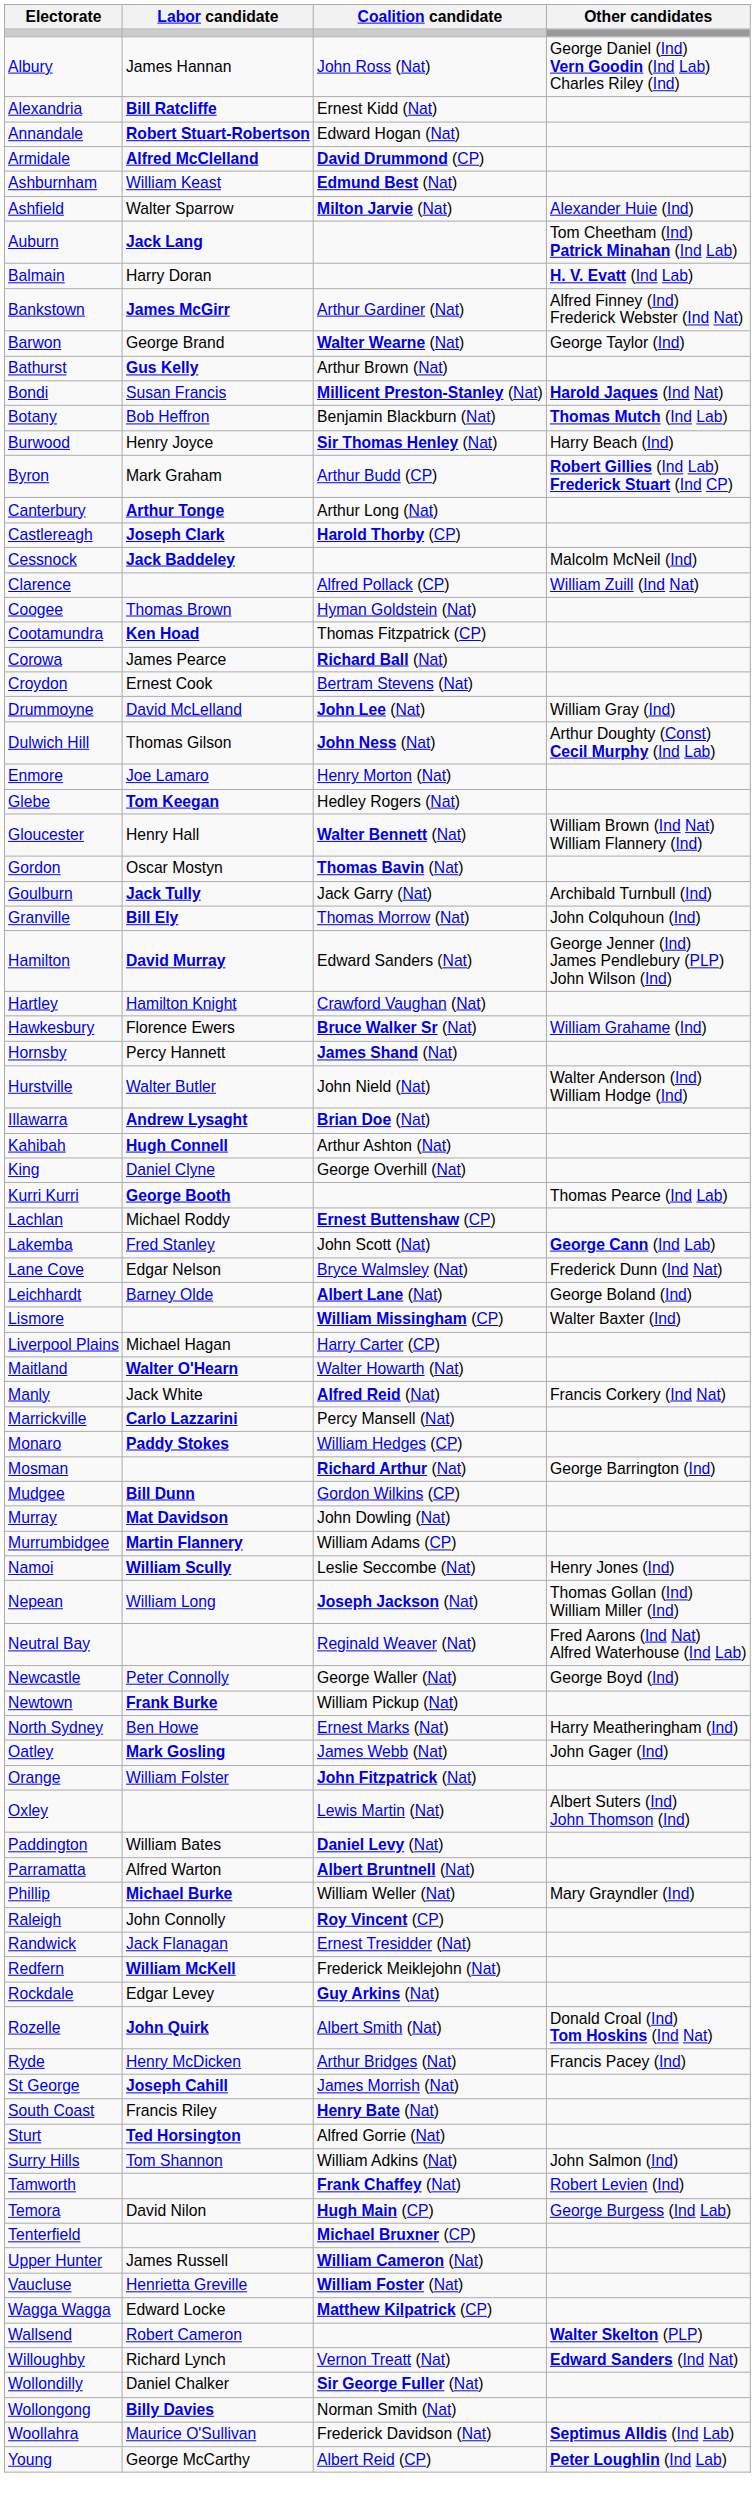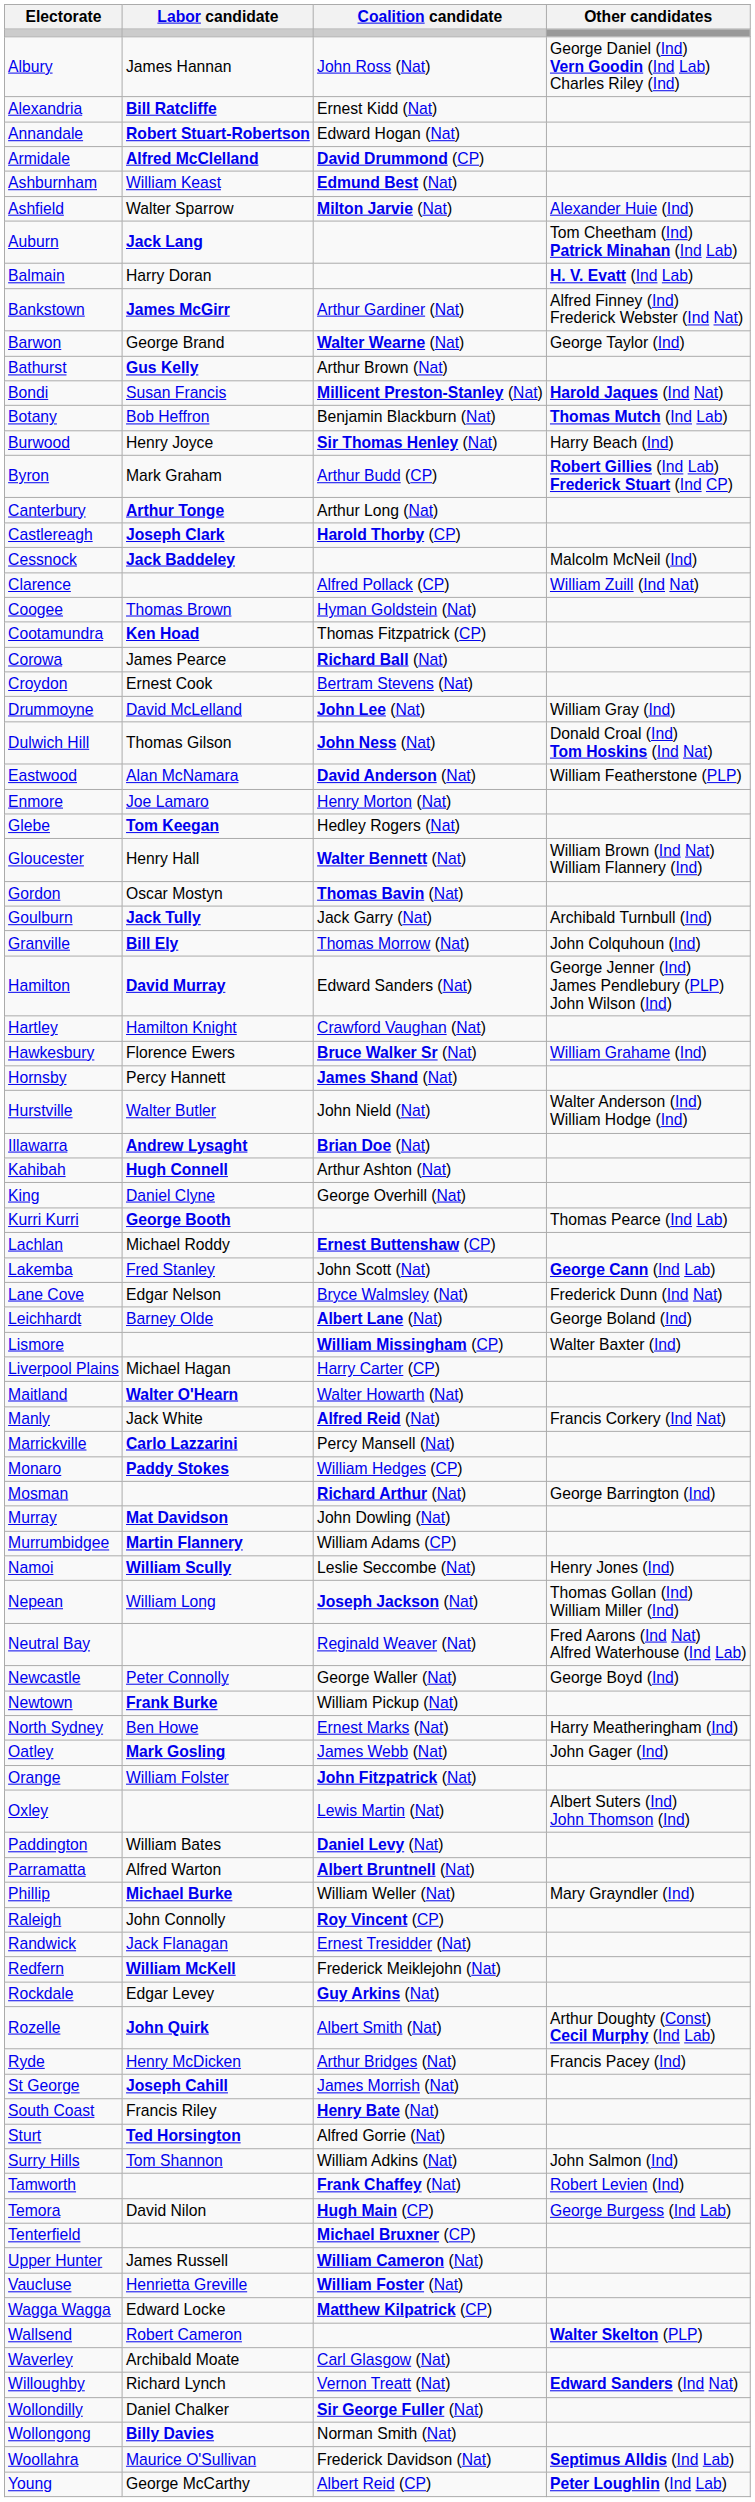(633, 742) Arthur Doughty (Const) Cecil Murphy (Ind Lab) -> (631, 742) Donald Croal (Ind) Tom Hoskins (Ind Nat)
+ row: (43, 776)
- row: (36, 1493)
(631, 2027) Donald Croal (Ind) Tom Hoskins (Ind Nat) -> (633, 2027) Arthur Doughty (Const) Cecil Murphy (Ind Lab)
+ row: (40, 2359)
